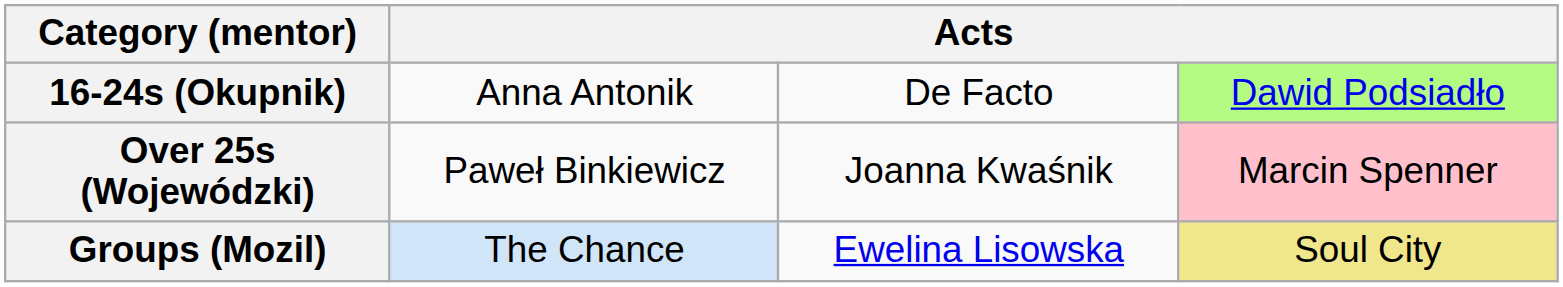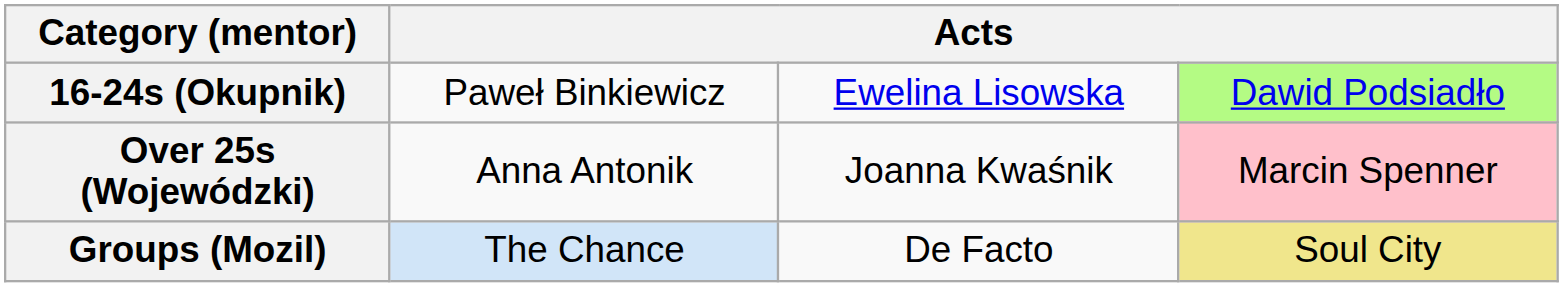(585, 92) Anna Antonik -> (585, 92) Paweł Binkiewicz
(979, 92) De Facto -> (979, 92) Ewelina Lisowska
(585, 171) Paweł Binkiewicz -> (585, 171) Anna Antonik
(979, 250) Ewelina Lisowska -> (979, 250) De Facto
